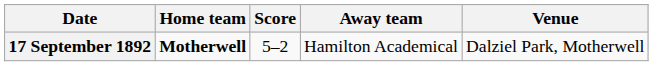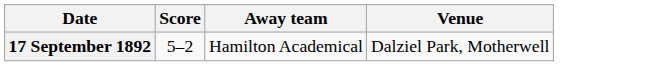- column: (203, 18)
